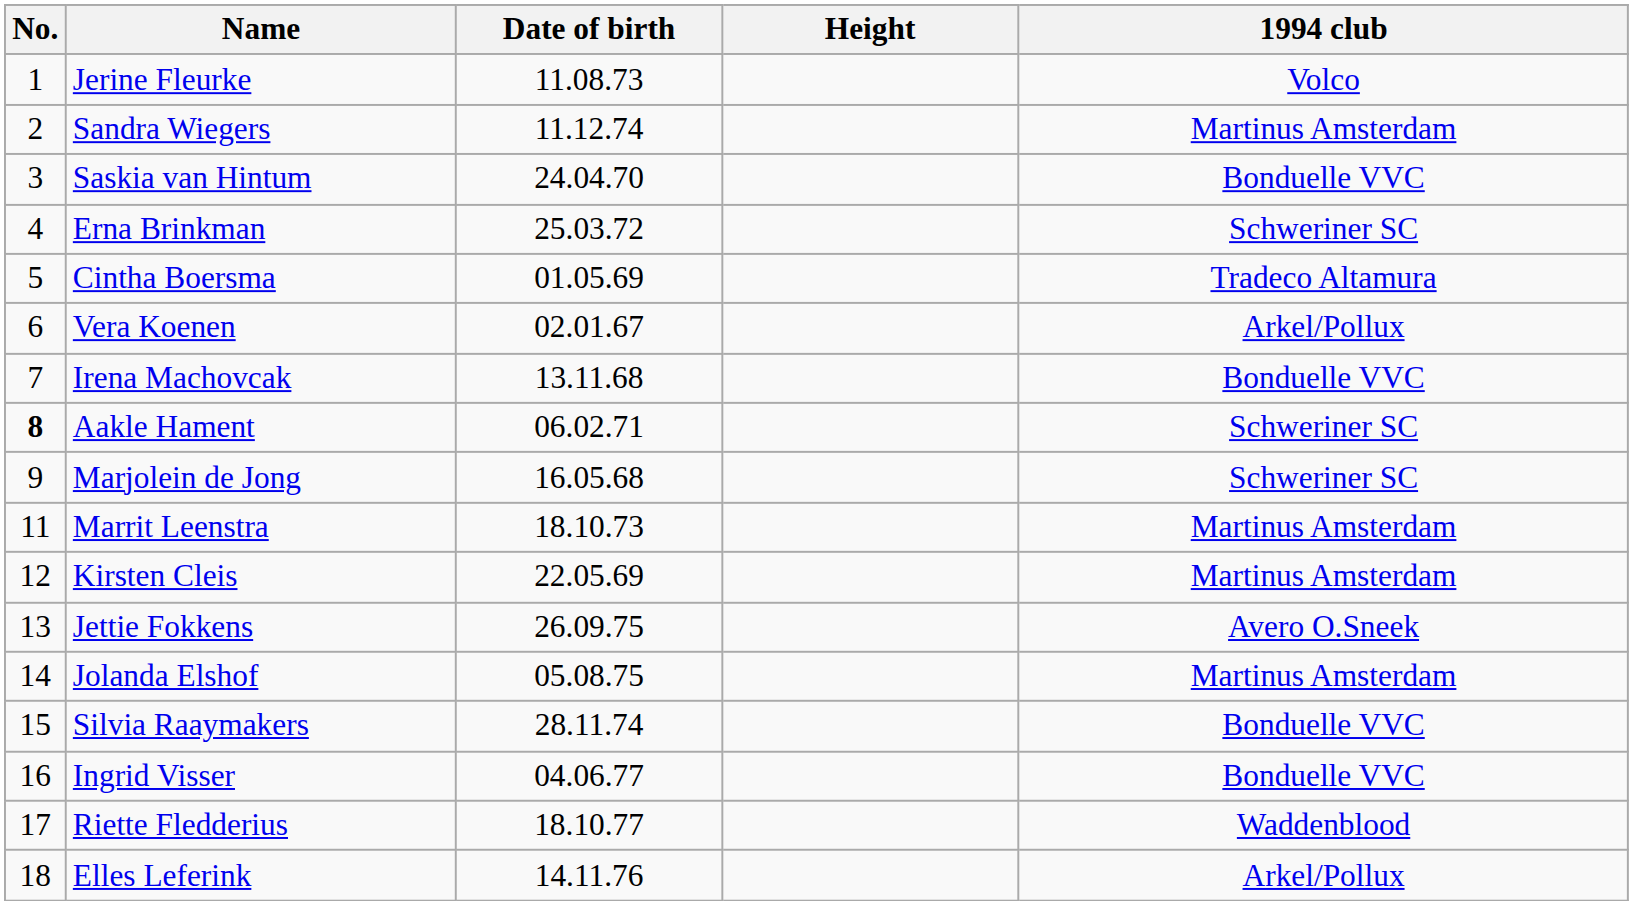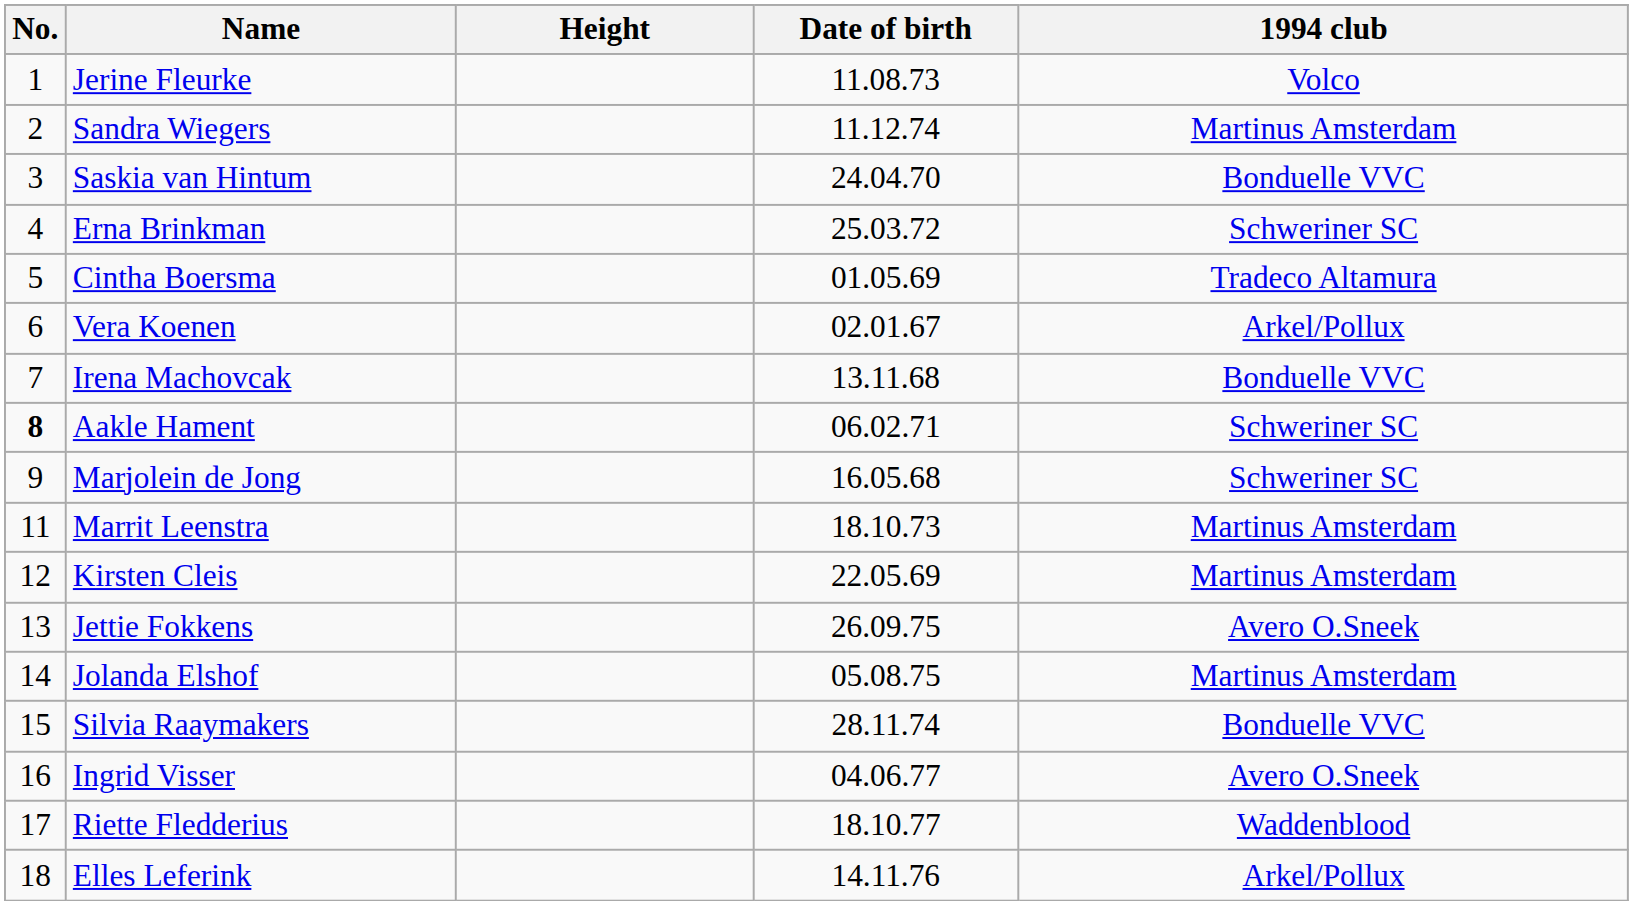columns swapped: (589, 29) <-> (870, 29)
(1324, 775) Bonduelle VVC -> (1324, 775) Avero O.Sneek
